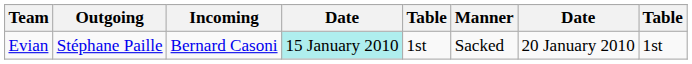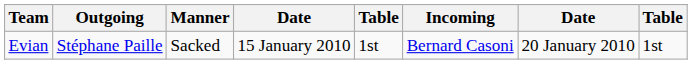columns swapped: (484, 18) <-> (224, 18)
(342, 45) paleturquoise background -> (294, 45) no background
